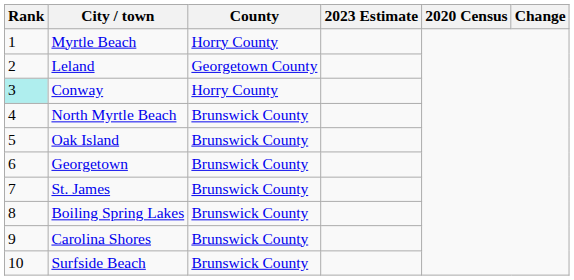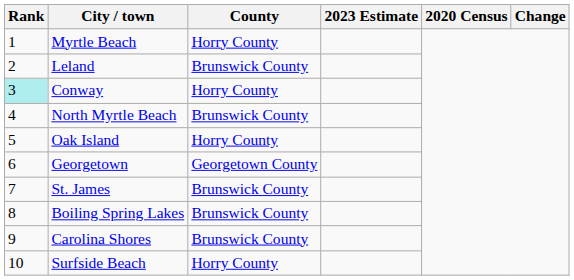(254, 66) Georgetown County -> (250, 66) Brunswick County
(250, 139) Brunswick County -> (235, 139) Horry County
(250, 164) Brunswick County -> (254, 164) Georgetown County
(250, 262) Brunswick County -> (235, 262) Horry County
